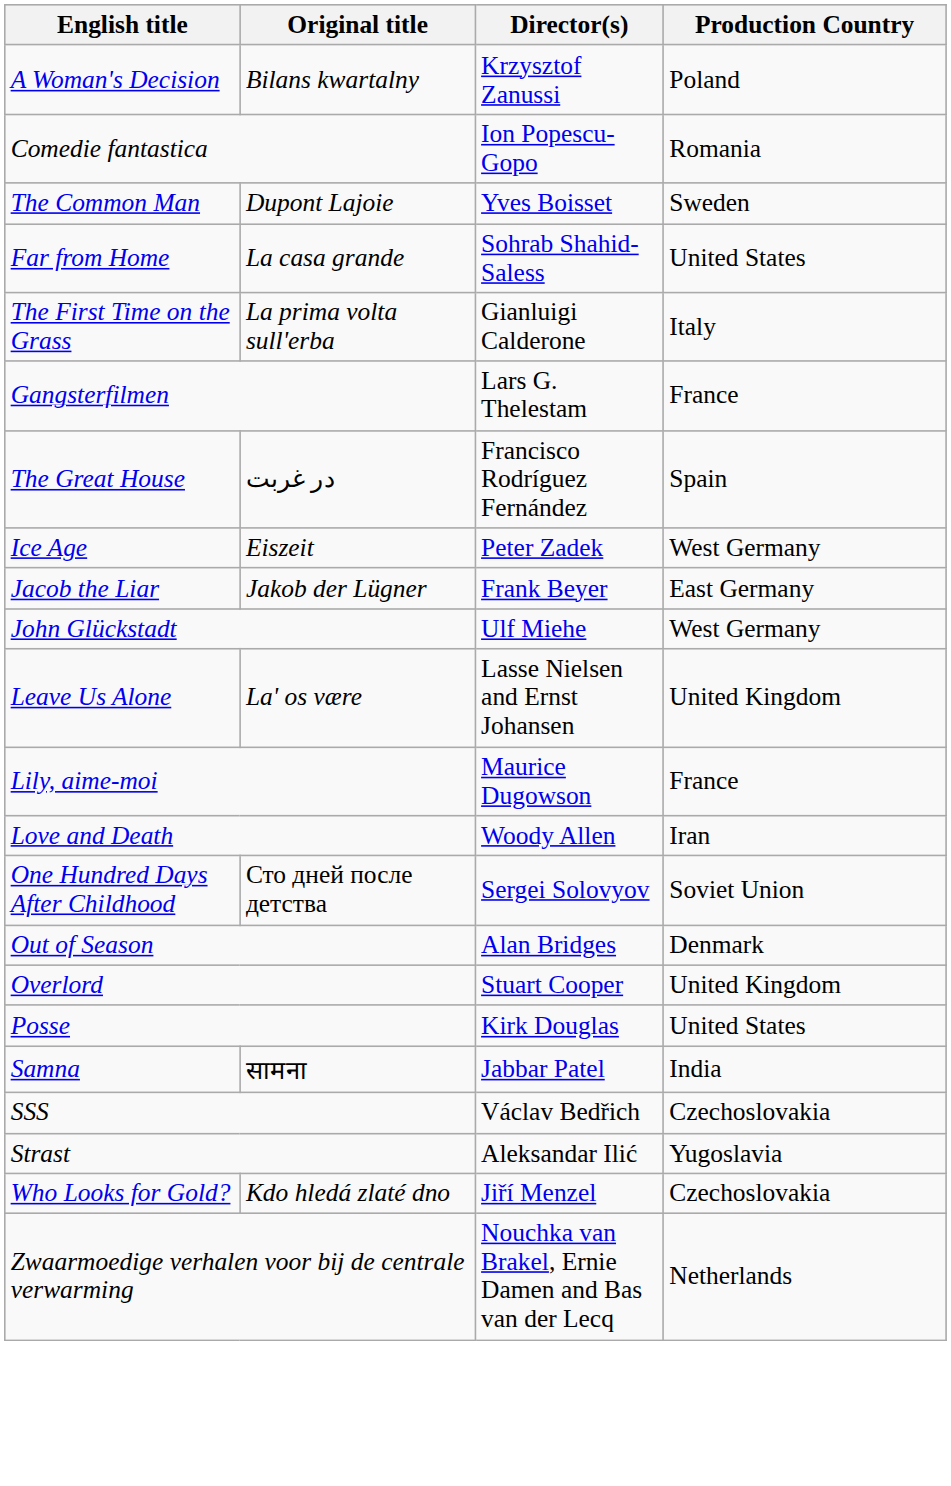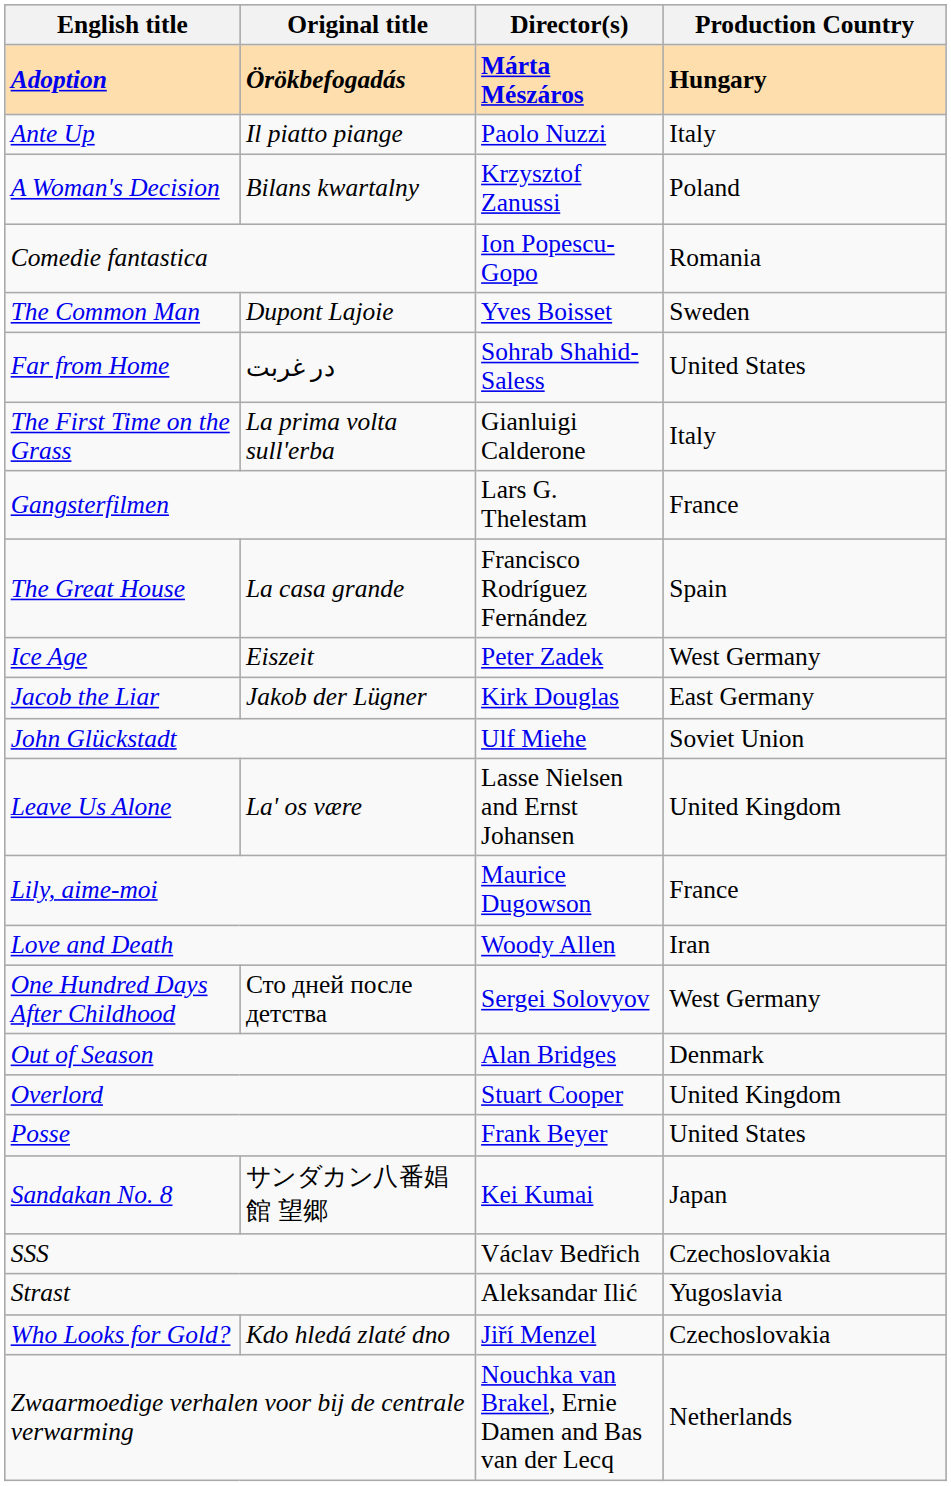+ row: (59, 79)
+ row: (53, 133)
(325, 257) La casa grande -> (290, 367) در غربت
(290, 479) در غربت -> (325, 588) La casa grande
(544, 588) Frank Beyer -> (550, 697) Kirk Douglas
(745, 628) West Germany -> (737, 737) Soviet Union
(737, 890) Soviet Union -> (745, 999) West Germany
(550, 1025) Kirk Douglas -> (544, 1134) Frank Beyer
- row: (45, 1068)
+ row: (92, 1194)
